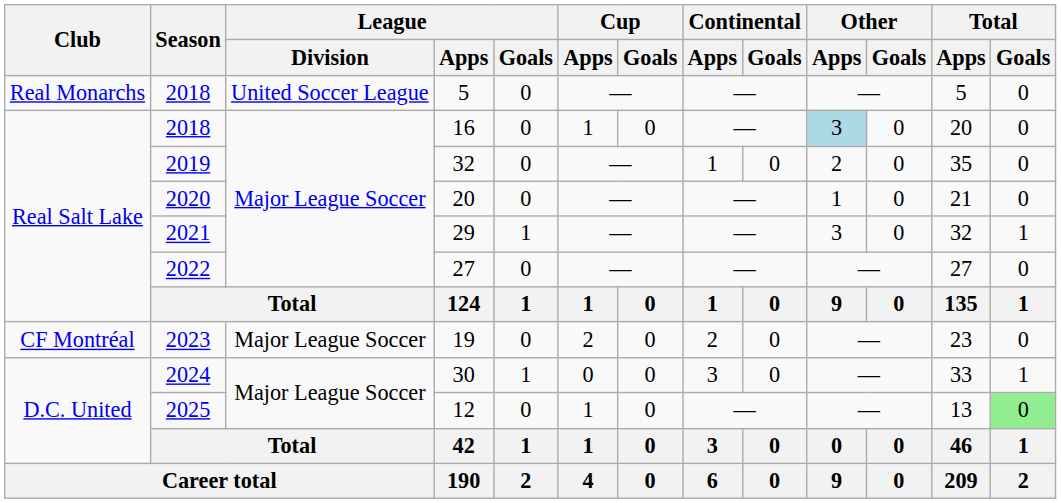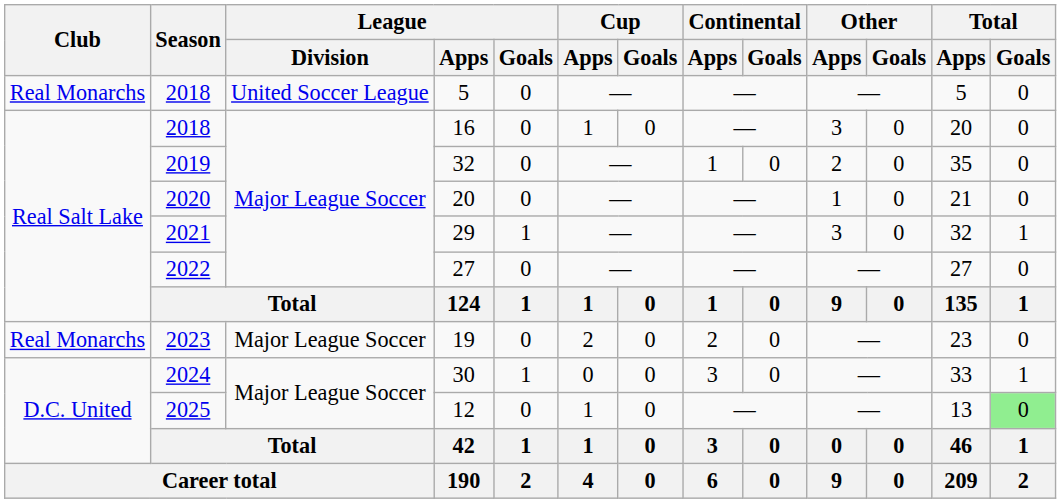(837, 127) lightblue background -> (837, 127) no background
(77, 339) CF Montréal -> (77, 339) Real Monarchs
